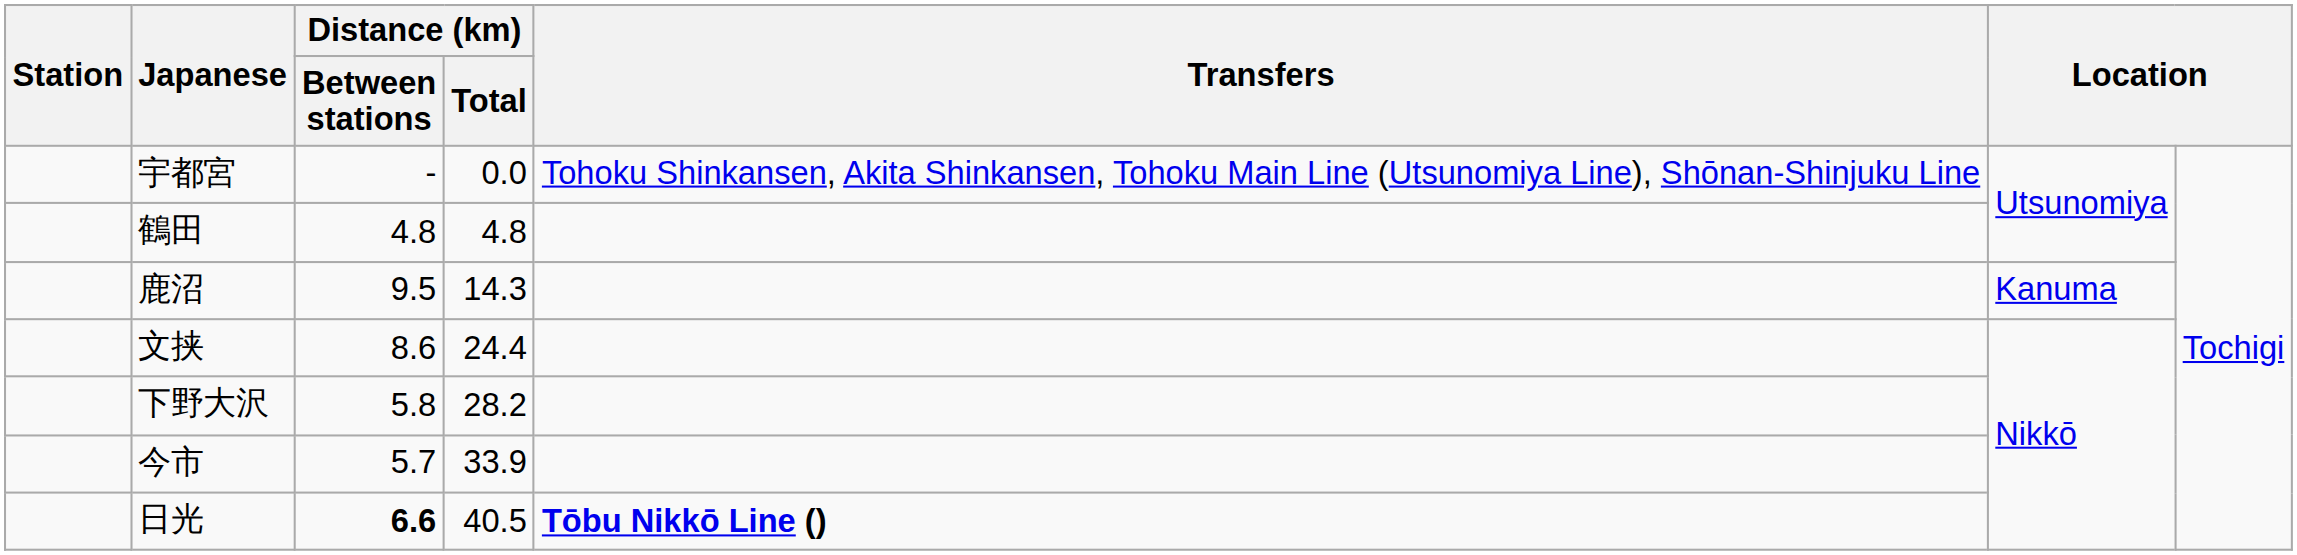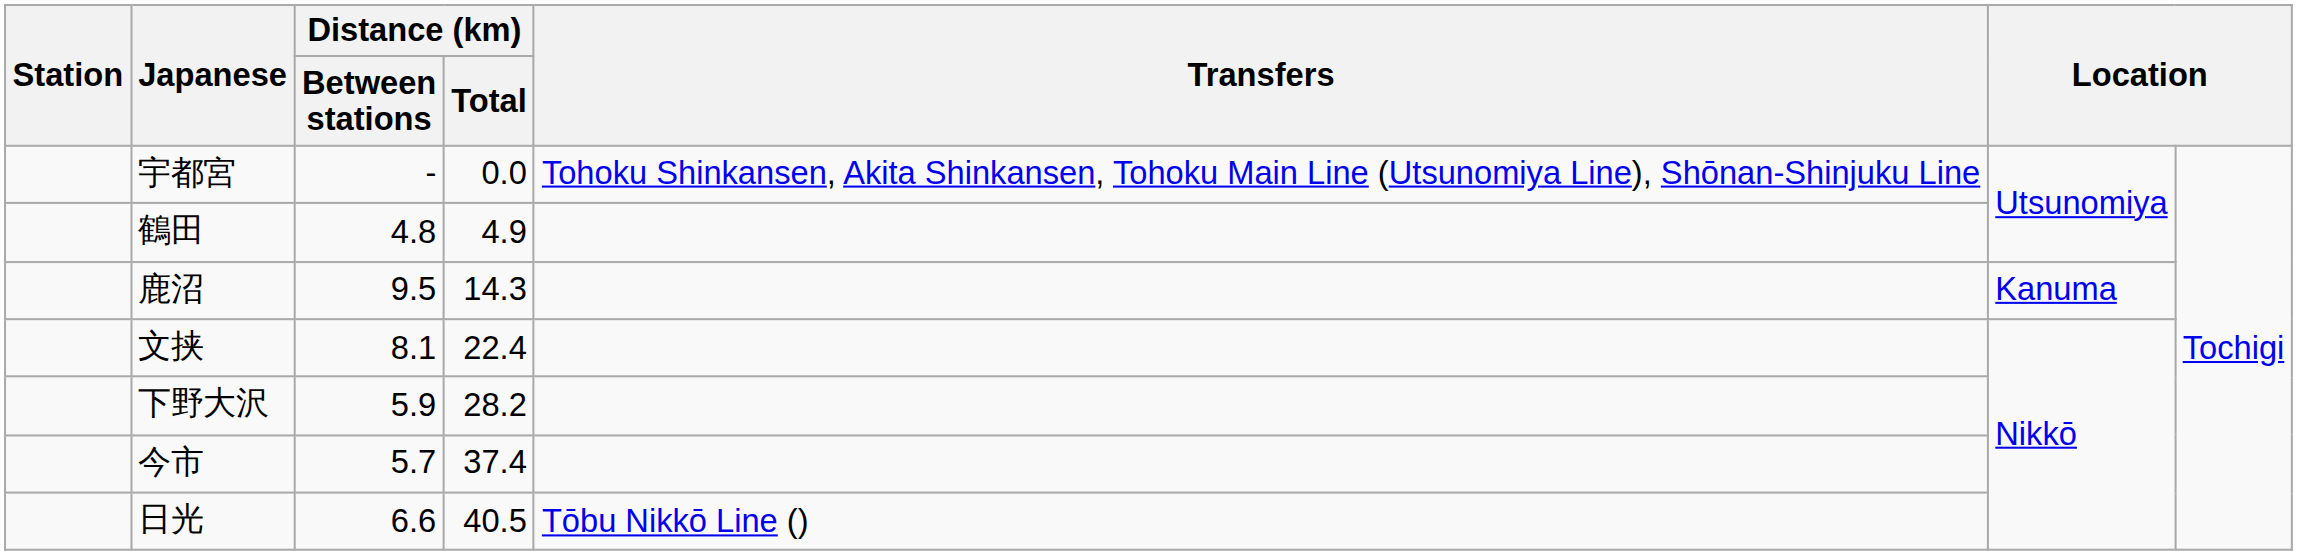(504, 231) 4.8 -> (504, 231) 4.9
(414, 347) 8.6 -> (414, 347) 8.1
(495, 347) 24.4 -> (495, 347) 22.4
(414, 405) 5.8 -> (414, 405) 5.9
(495, 463) 33.9 -> (495, 463) 37.4
(414, 521) bold -> (414, 521) normal
(684, 521) bold -> (675, 521) normal
